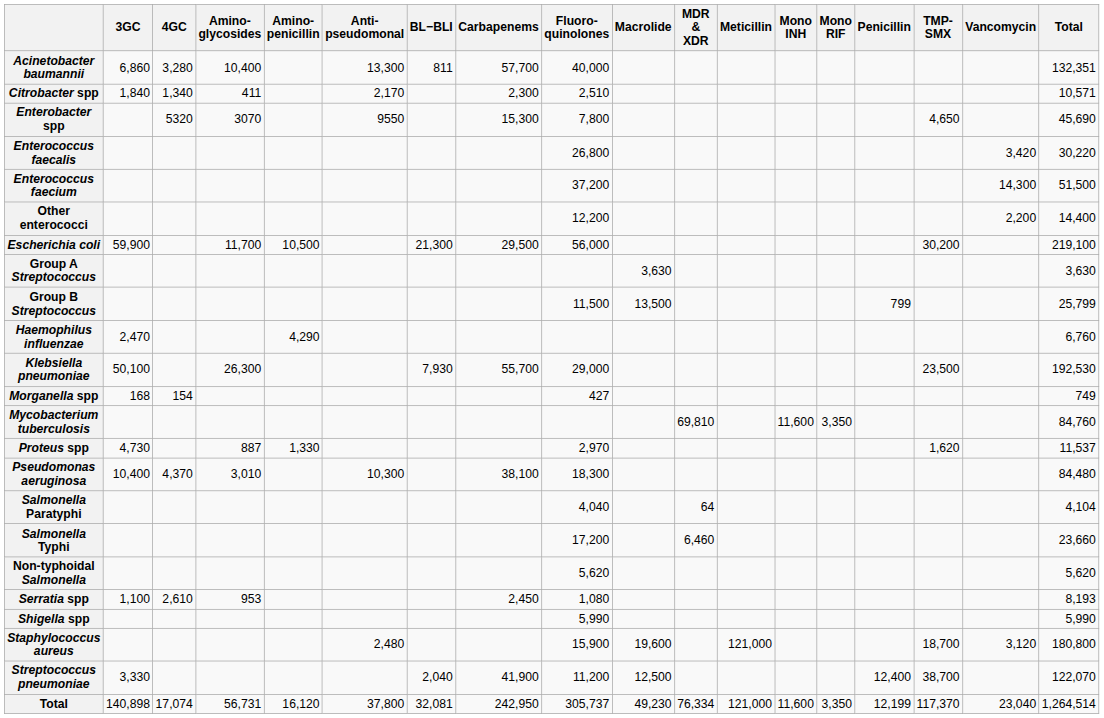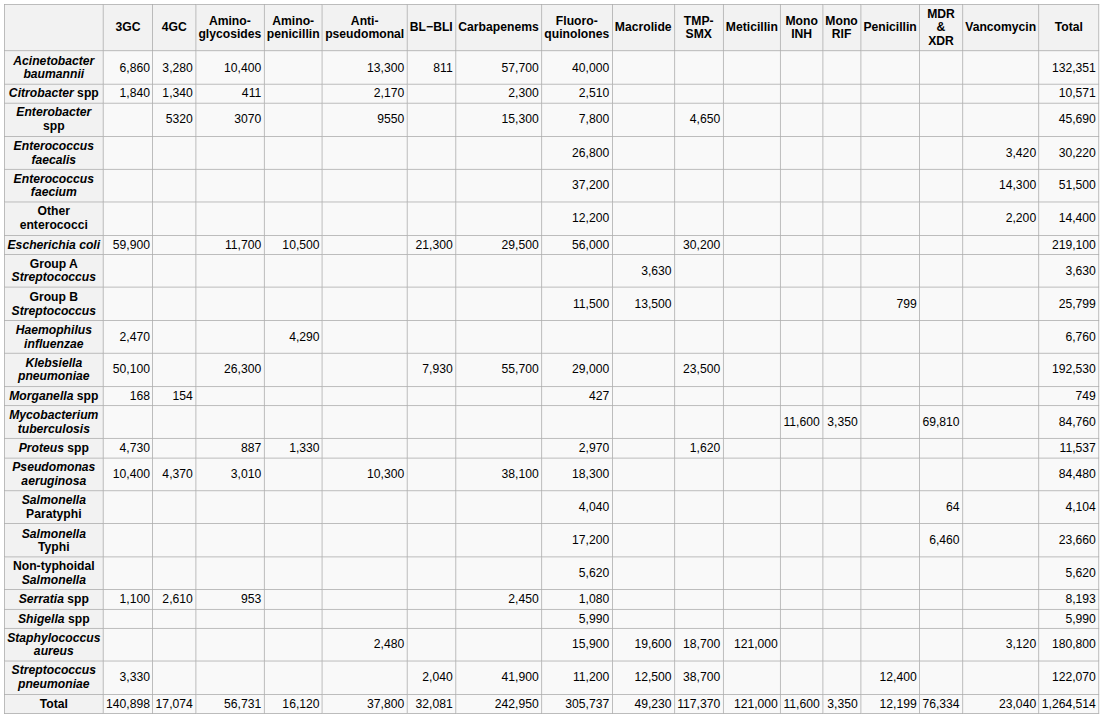columns swapped: (696, 27) <-> (938, 27)
